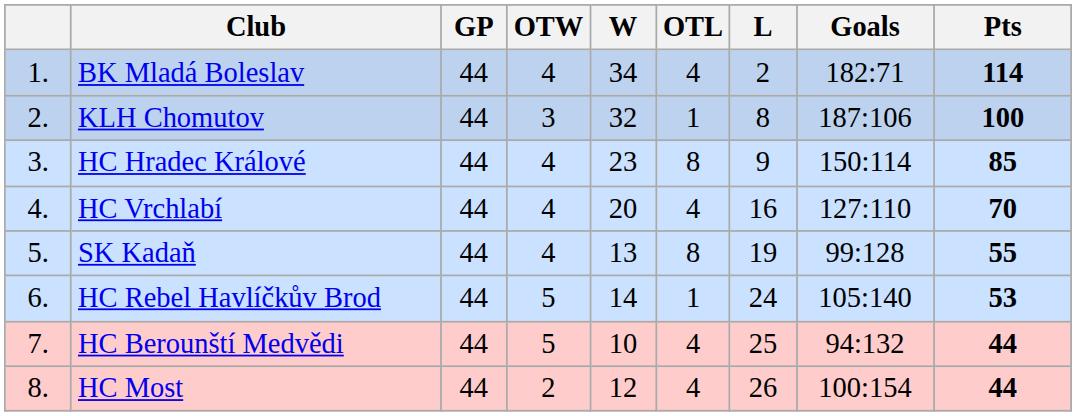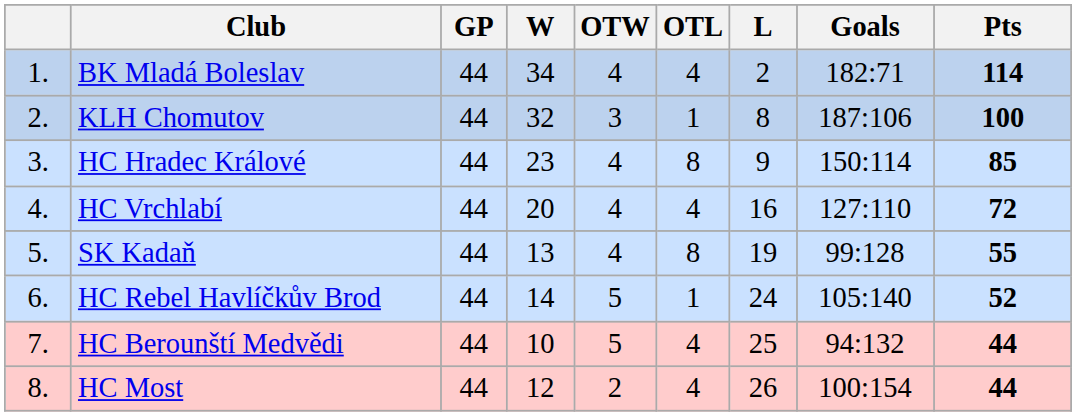columns swapped: (623, 27) <-> (548, 27)
(1003, 207) 70 -> (1003, 207) 72
(1003, 298) 53 -> (1003, 298) 52
